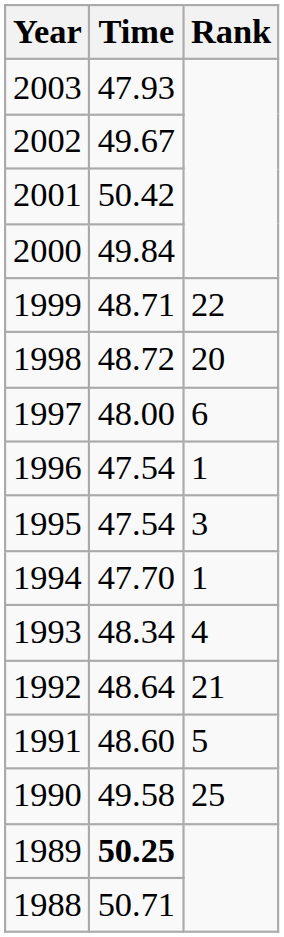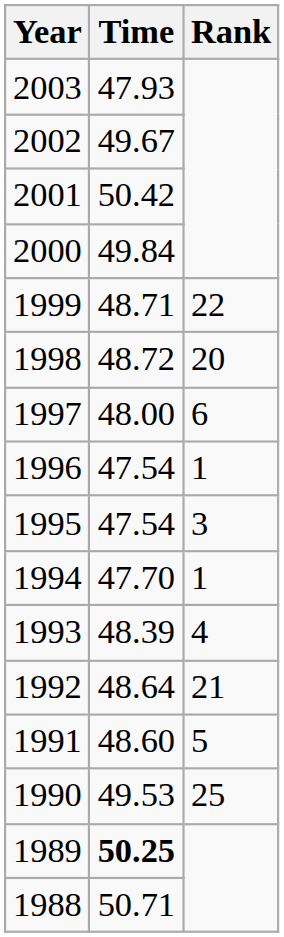(136, 631) 48.34 -> (136, 631) 48.39
(136, 795) 49.58 -> (136, 795) 49.53
